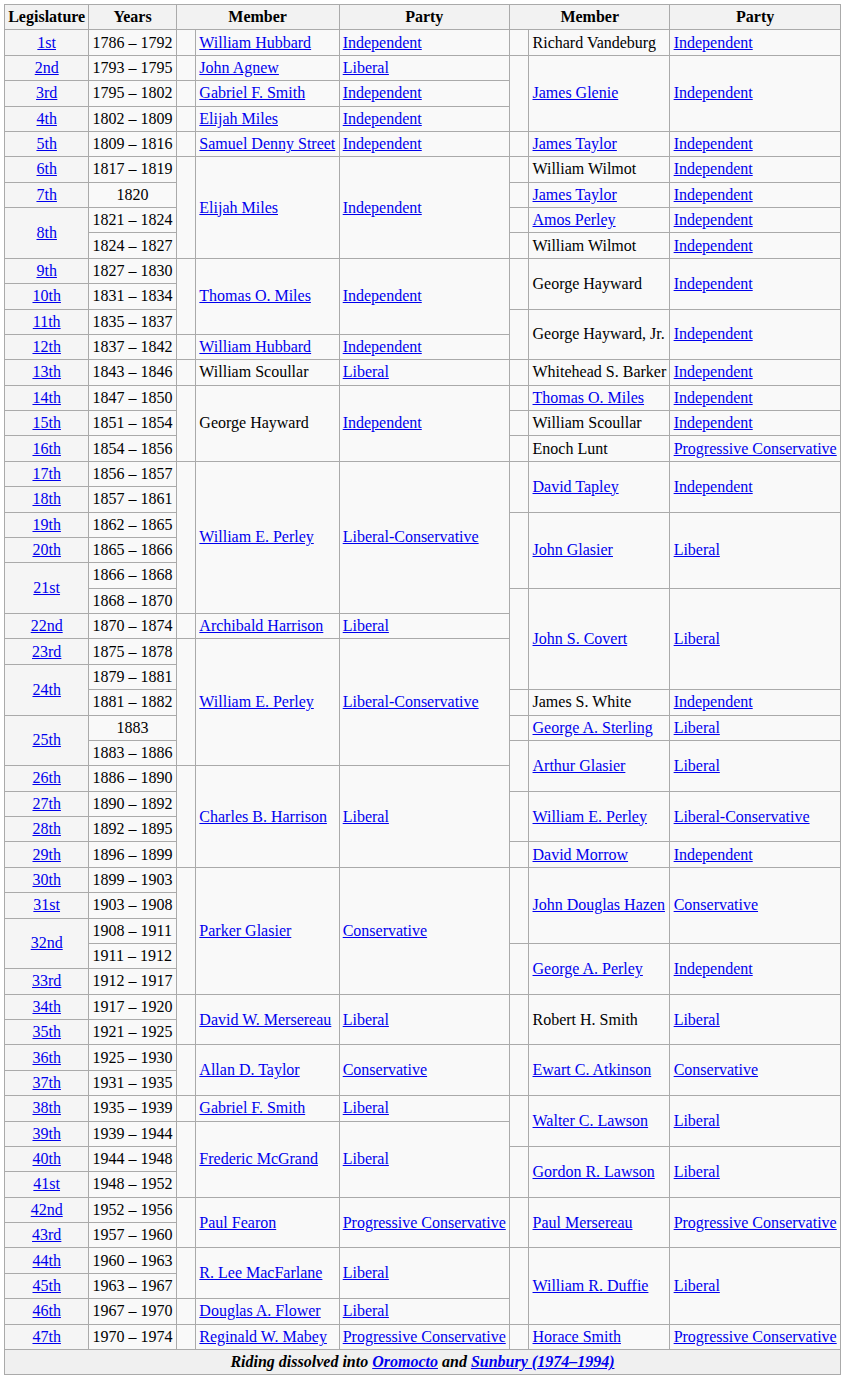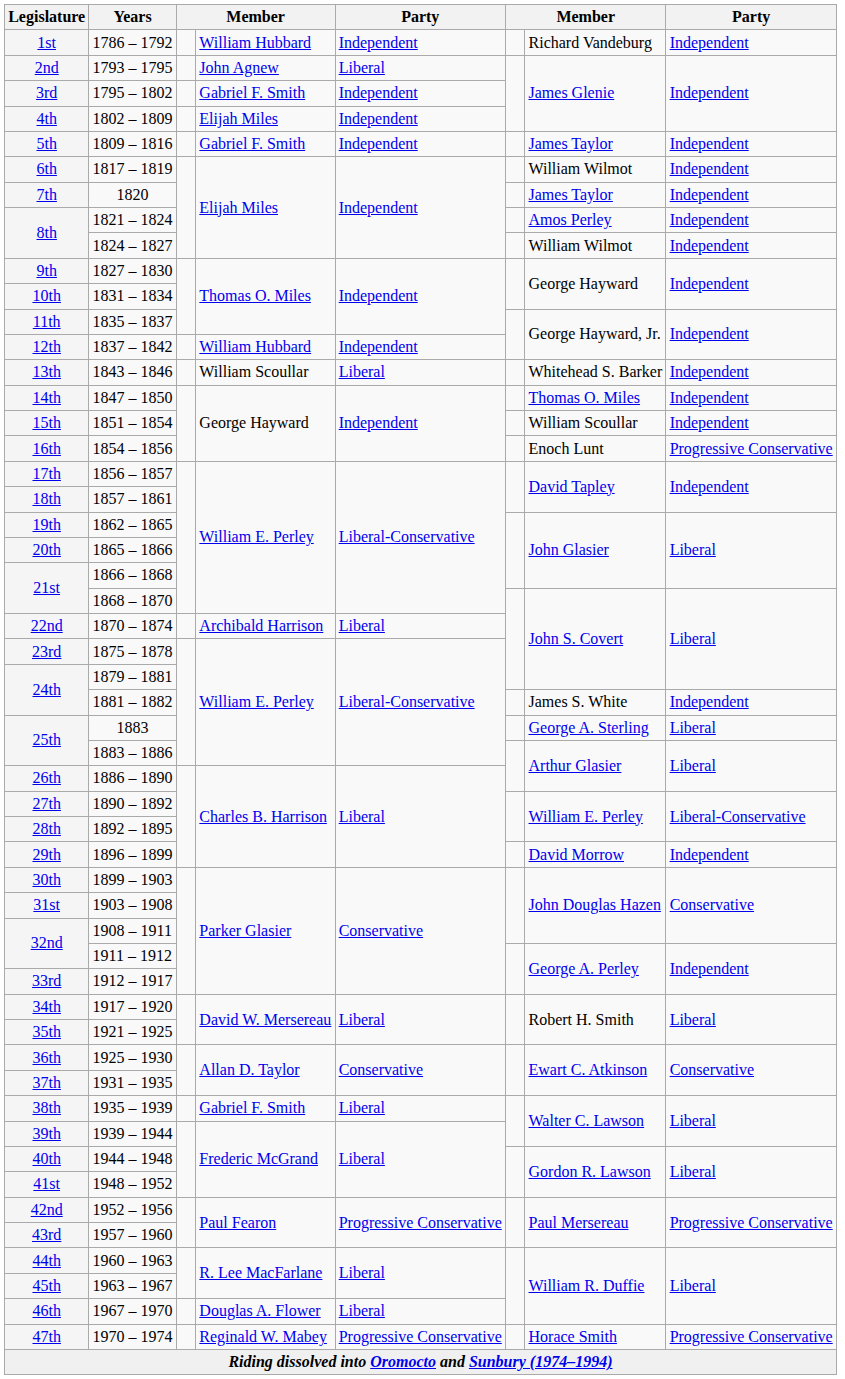(267, 144) Samuel Denny Street -> (252, 144) Gabriel F. Smith
